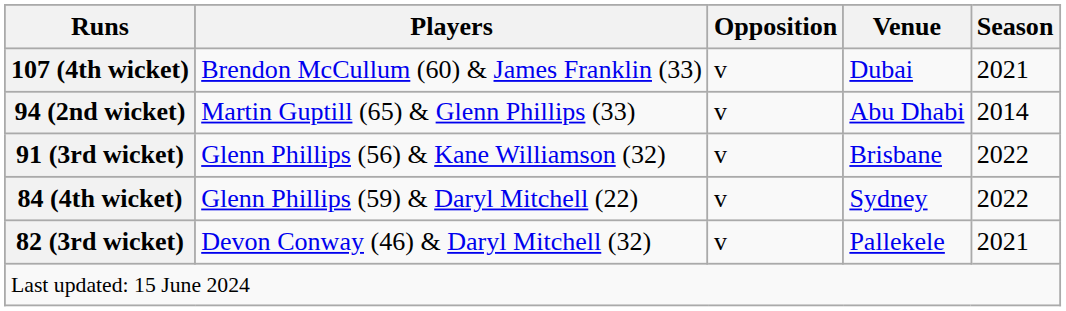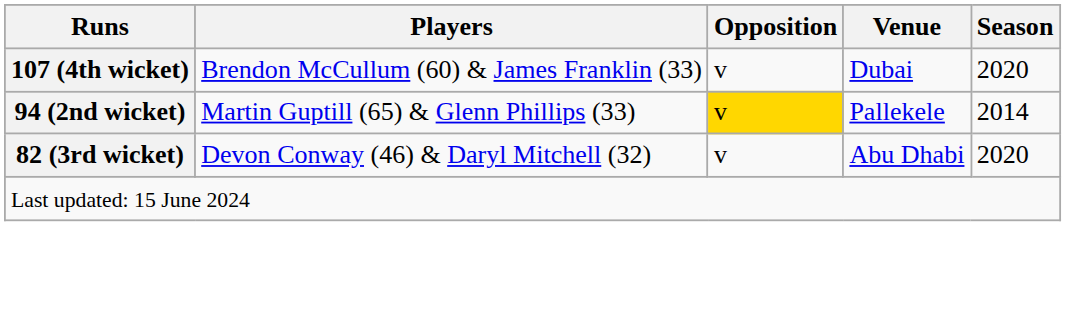(1003, 69) 2021 -> (1003, 69) 2020
(721, 112) no background -> (721, 112) gold background
(907, 112) Abu Dhabi -> (897, 112) Pallekele
- row: (100, 155)
- row: (100, 198)
(897, 241) Pallekele -> (907, 155) Abu Dhabi
(1003, 241) 2021 -> (1003, 155) 2020
